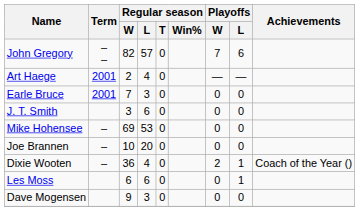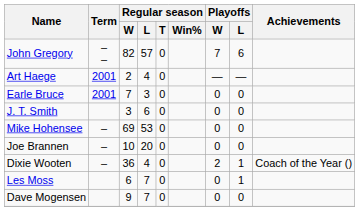(147, 180) 6 -> (147, 180) 7
(147, 197) 3 -> (147, 197) 7
